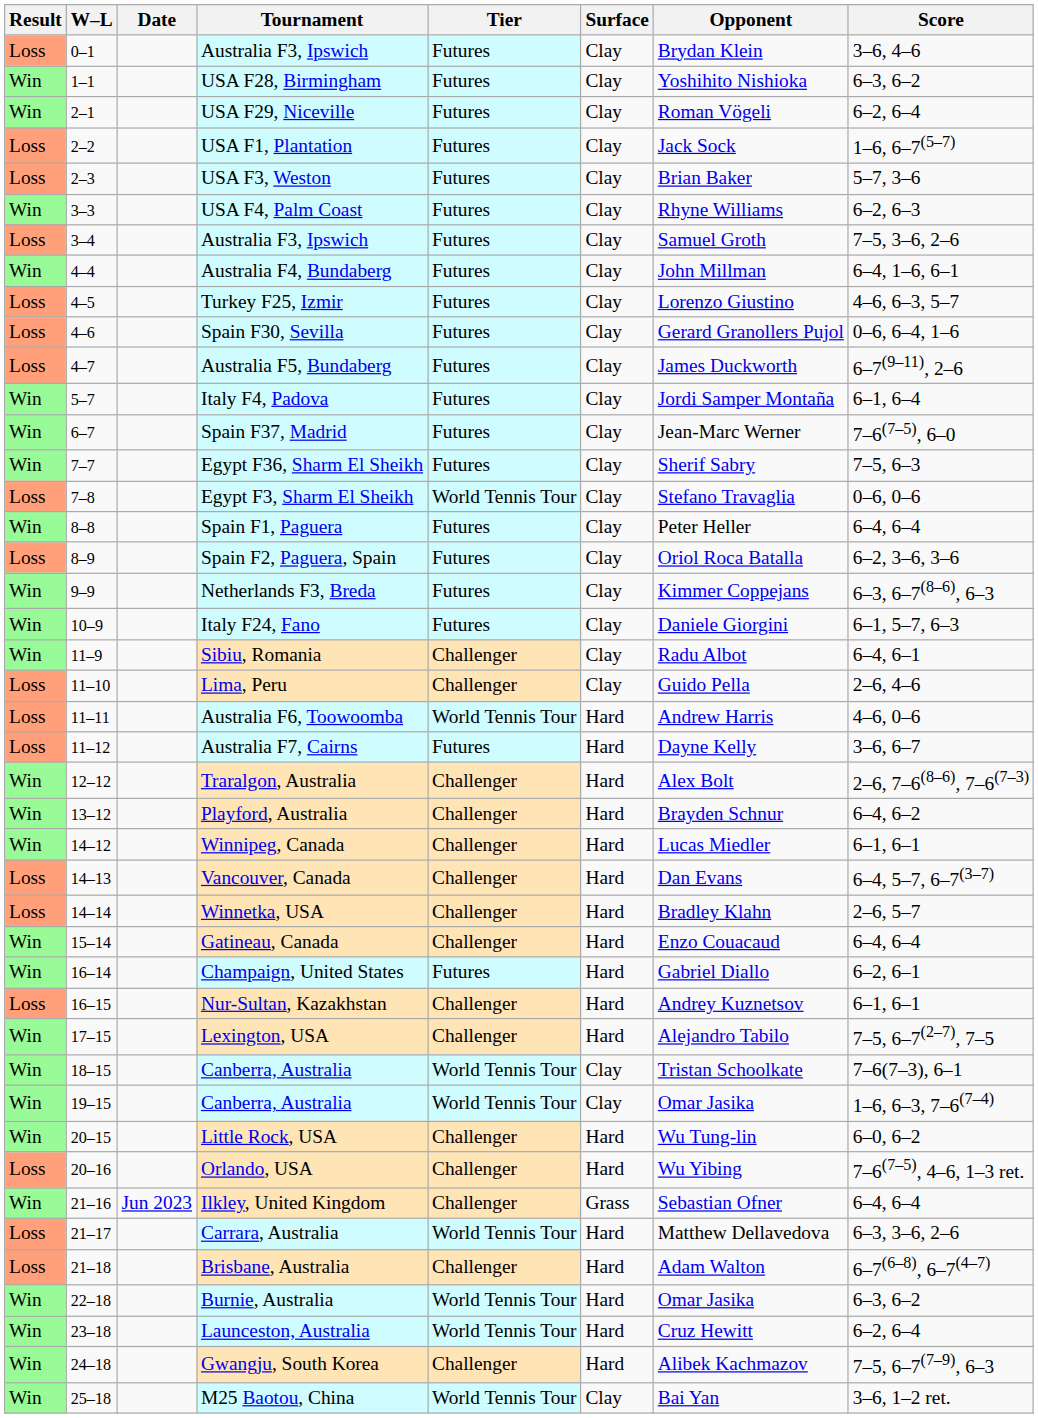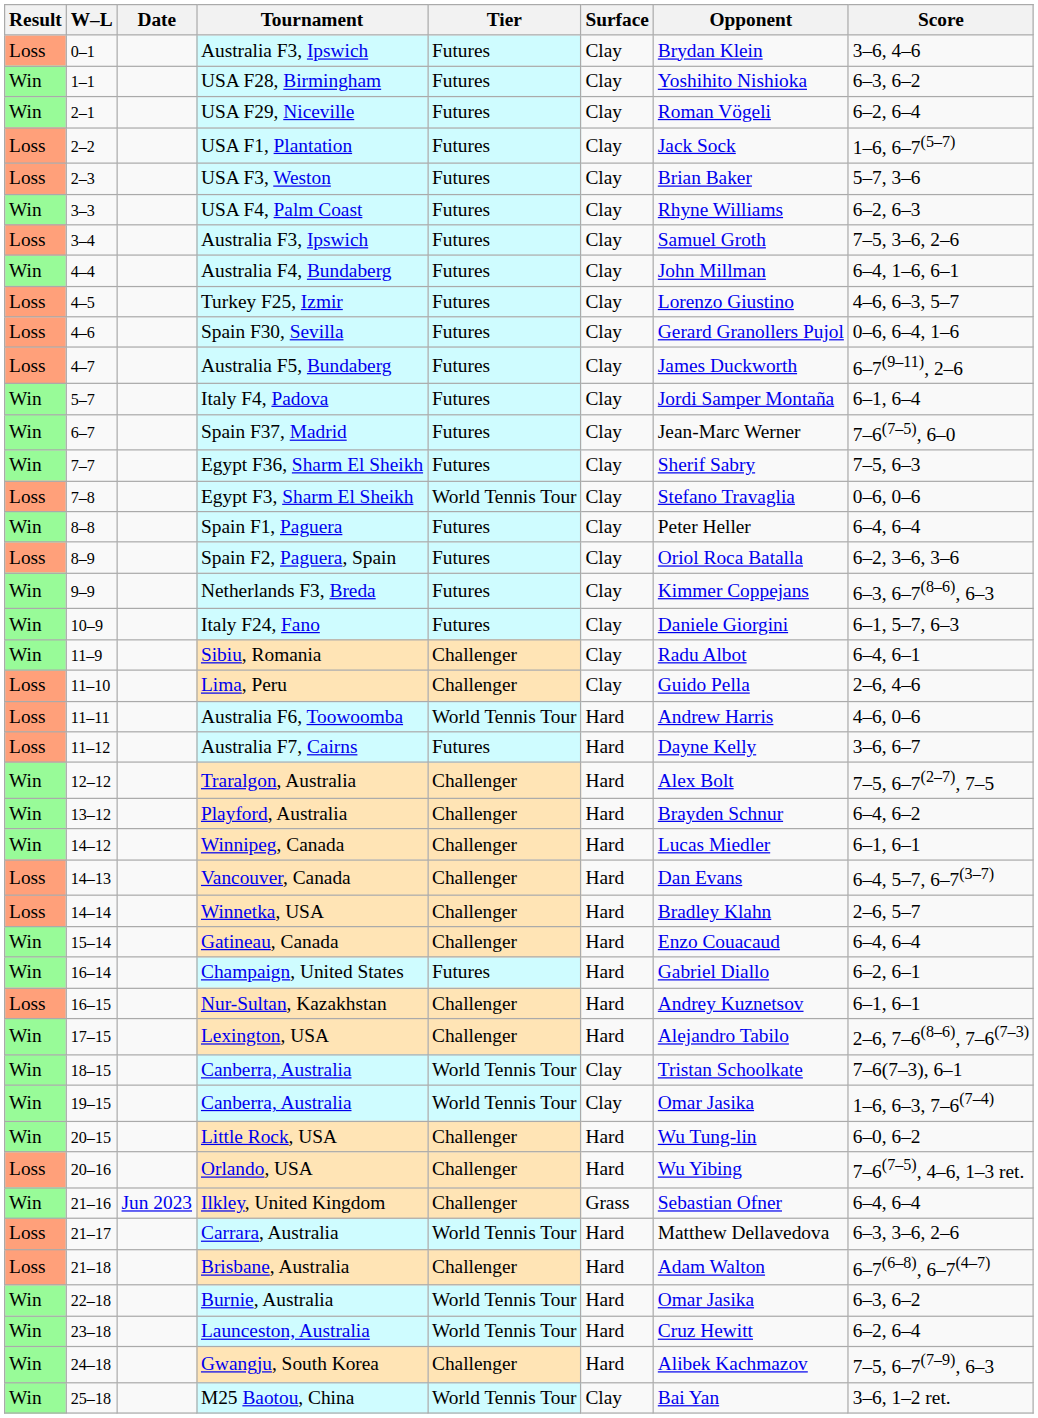(941, 780) 2–6, 7–6(8–6), 7–6(7–3) -> (923, 780) 7–5, 6–7(2–7), 7–5
(923, 1036) 7–5, 6–7(2–7), 7–5 -> (941, 1036) 2–6, 7–6(8–6), 7–6(7–3)
